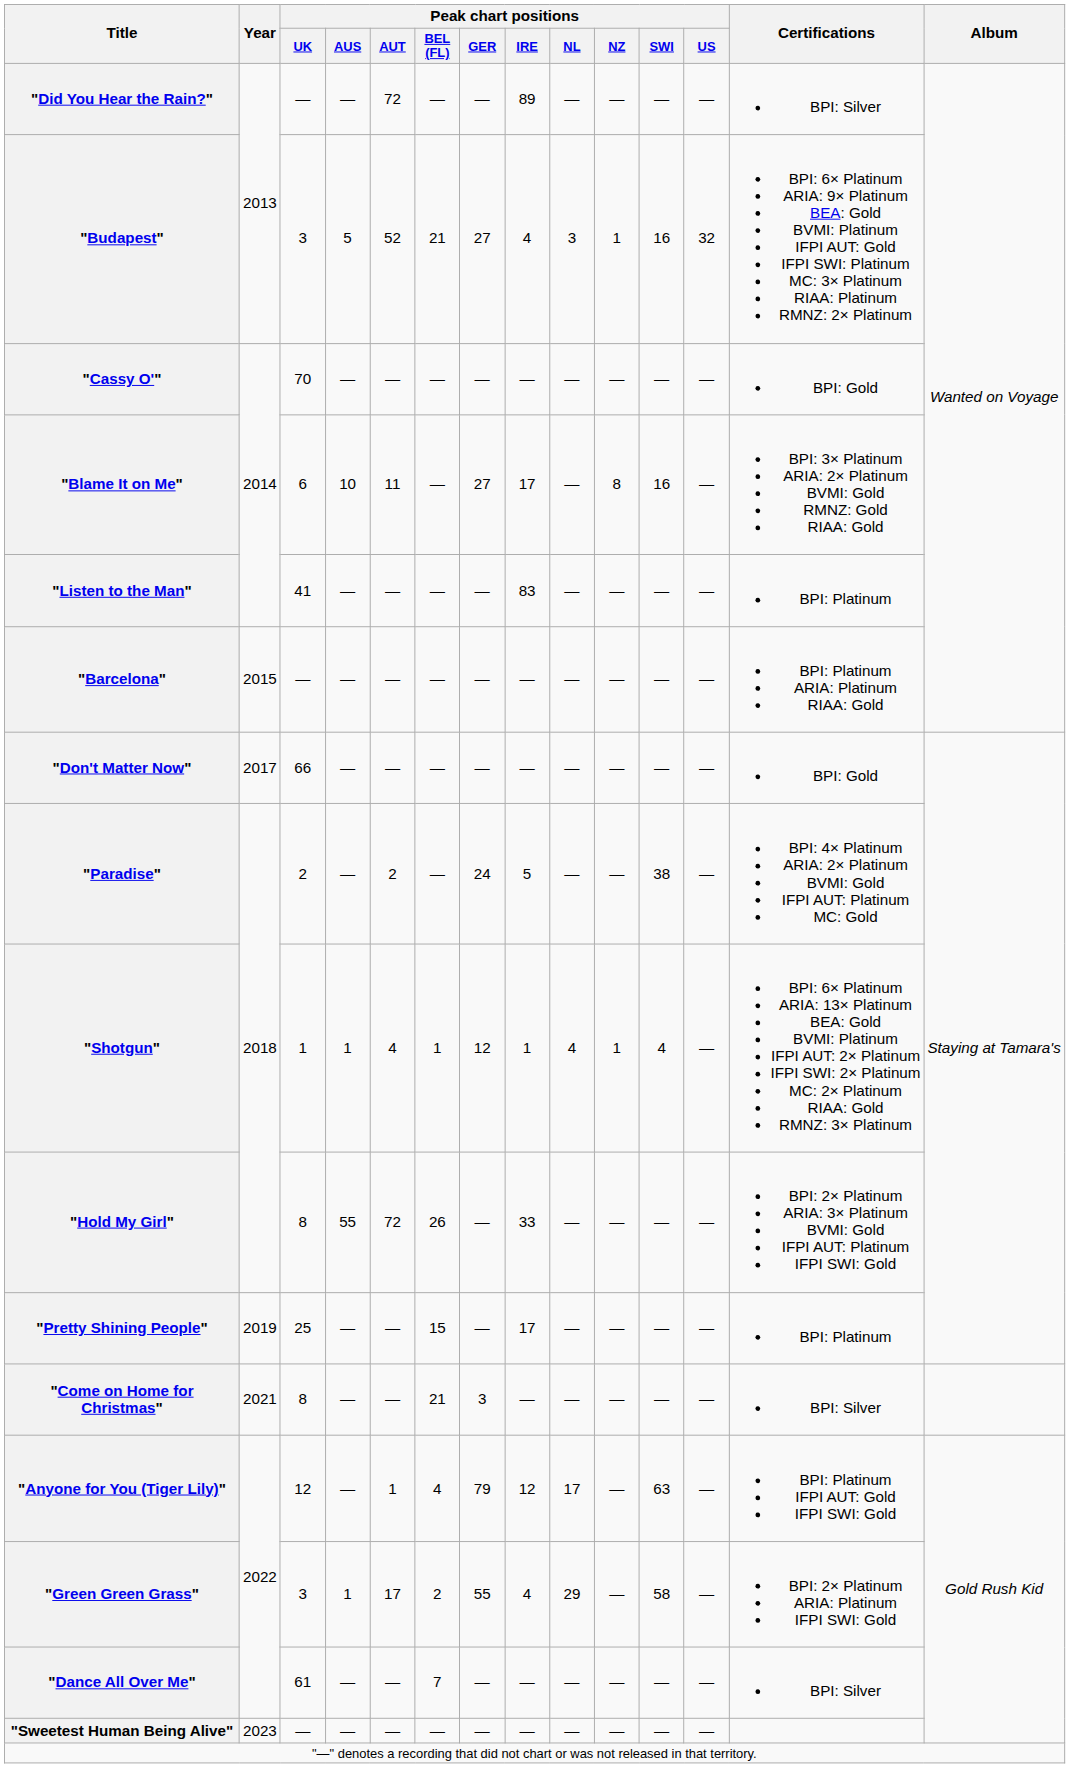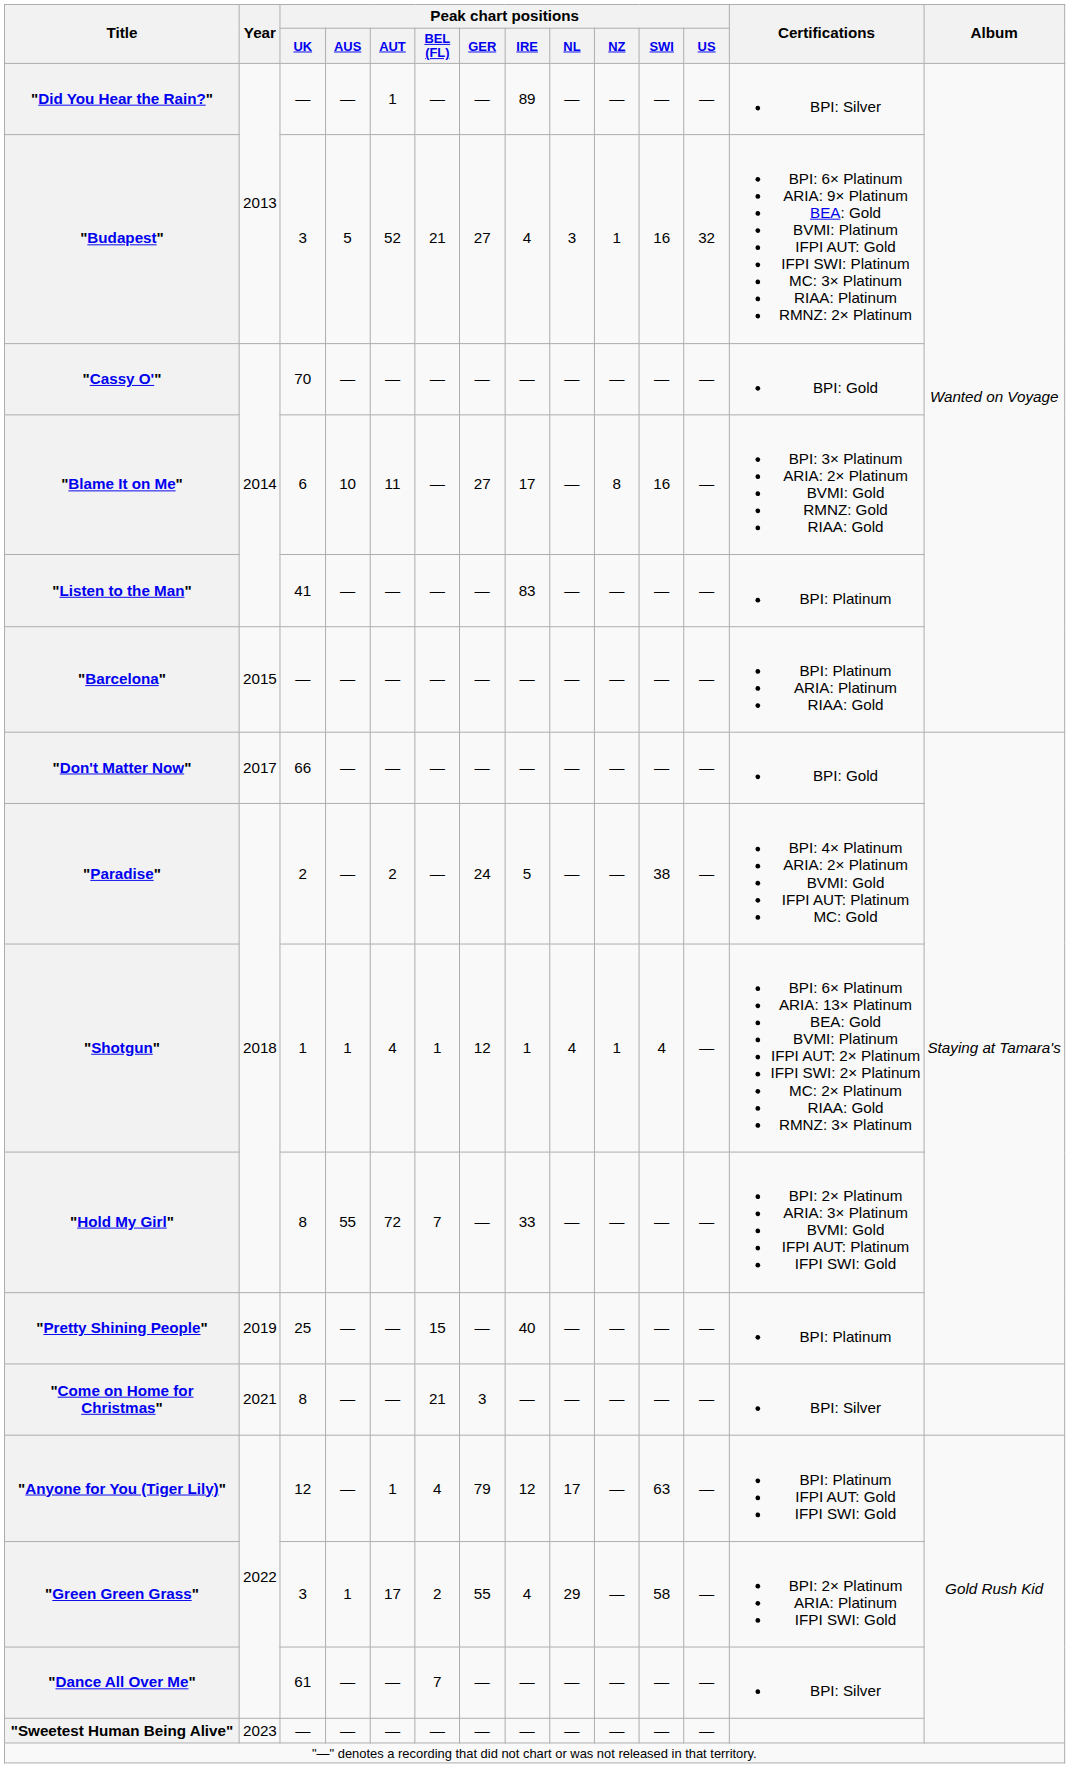(392, 99) 72 -> (392, 99) 1
(437, 1222) 26 -> (437, 1222) 7
(527, 1328) 17 -> (527, 1328) 40
